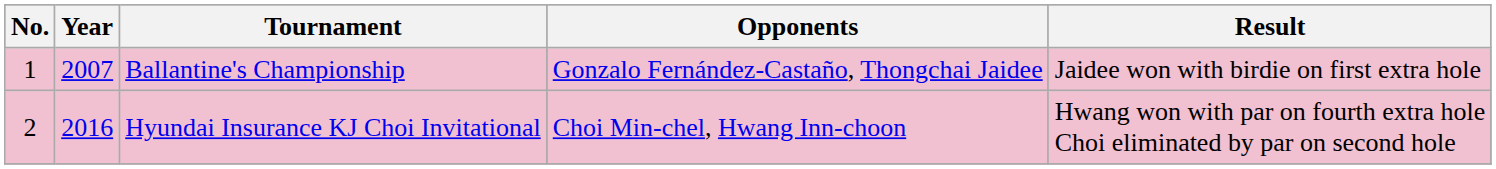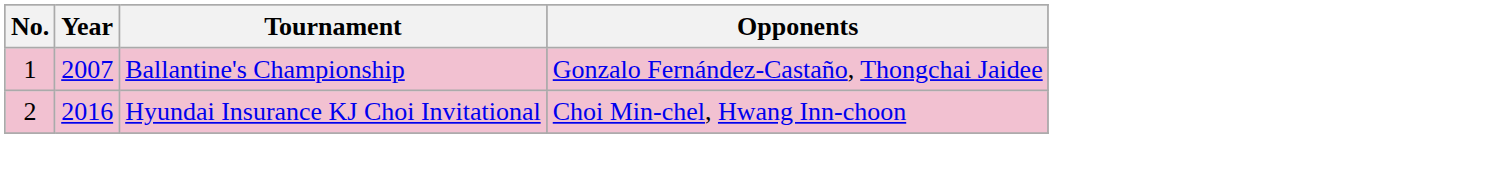- column: (1270, 26)
